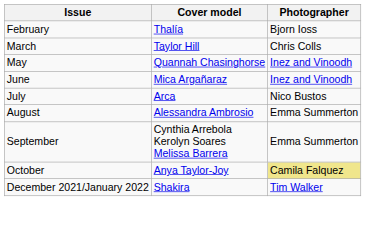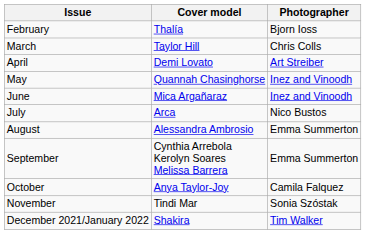+ row: (17, 63)
(307, 170) khaki background -> (307, 187) no background
+ row: (31, 204)
